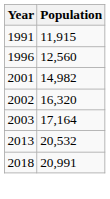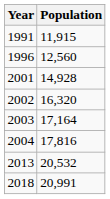(58, 78) 14,982 -> (58, 78) 14,928
+ row: (21, 141)
